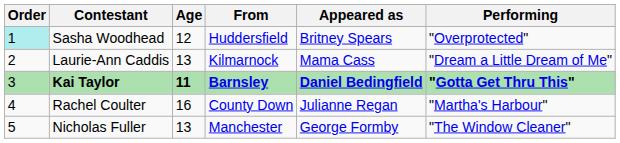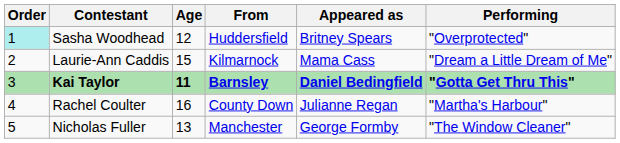(183, 60) 13 -> (183, 60) 15
